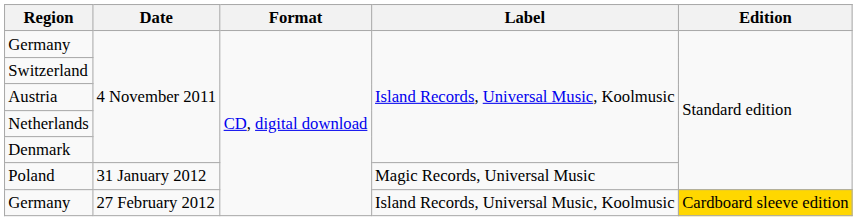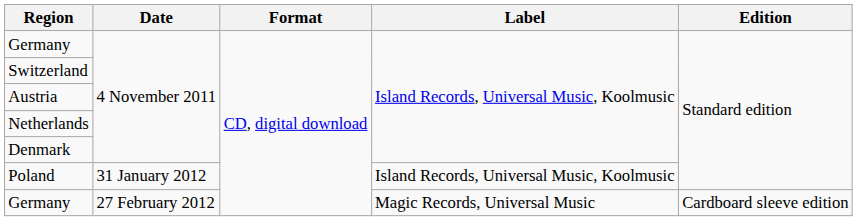(485, 176) Magic Records, Universal Music -> (525, 176) Island Records, Universal Music, Koolmusic
(525, 202) Island Records, Universal Music, Koolmusic -> (485, 202) Magic Records, Universal Music
(765, 202) gold background -> (765, 202) no background
